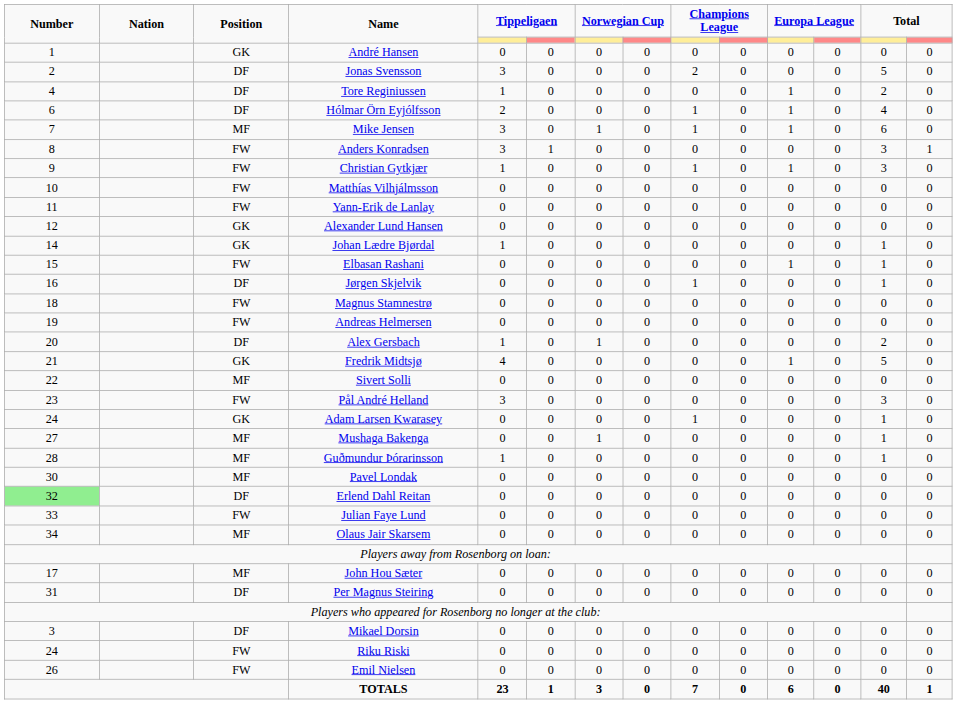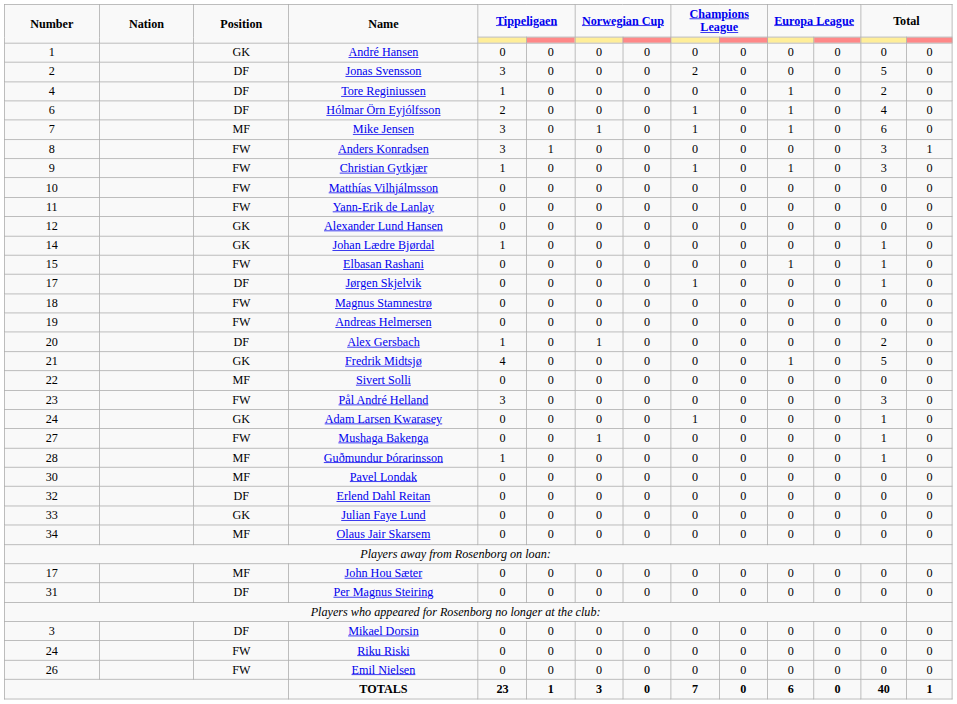(52, 284) 16 -> (52, 284) 17
(241, 438) MF -> (241, 438) FW
(52, 496) lightgreen background -> (52, 496) no background
(241, 515) FW -> (241, 515) GK
